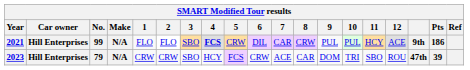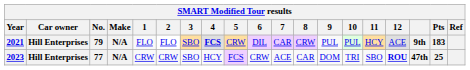(99, 42) 99 -> (99, 42) 79
(438, 42) 186 -> (439, 42) 183
(99, 57) 79 -> (99, 57) 77
(397, 57) normal -> (397, 57) bold
(438, 57) 39 -> (439, 57) 25
